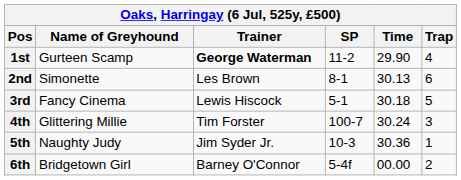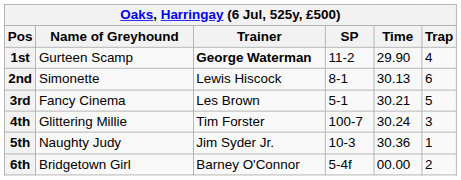(228, 79) Les Brown -> (239, 79) Lewis Hiscock
(239, 100) Lewis Hiscock -> (228, 100) Les Brown
(394, 100) 30.18 -> (394, 100) 30.21
